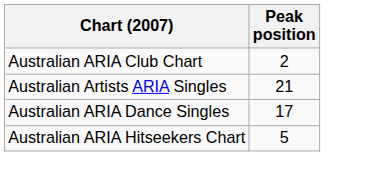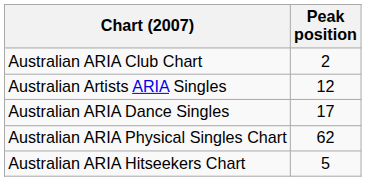(284, 86) 21 -> (326, 86) 12
+ row: (147, 138)
